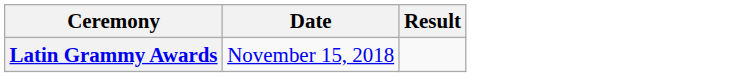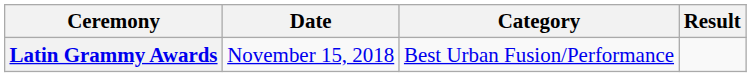+ column: (539, 21)
